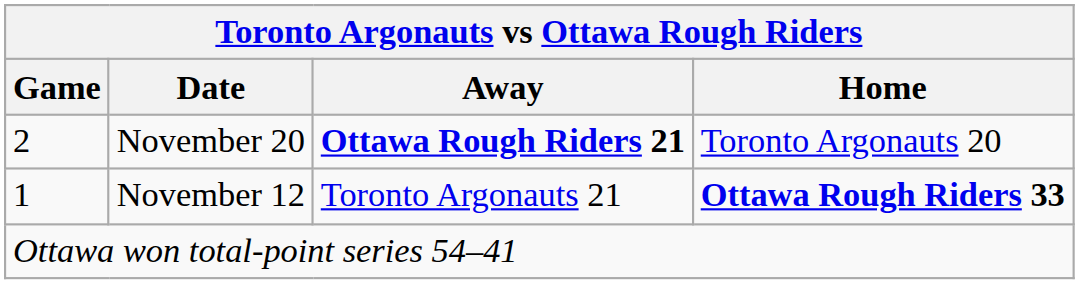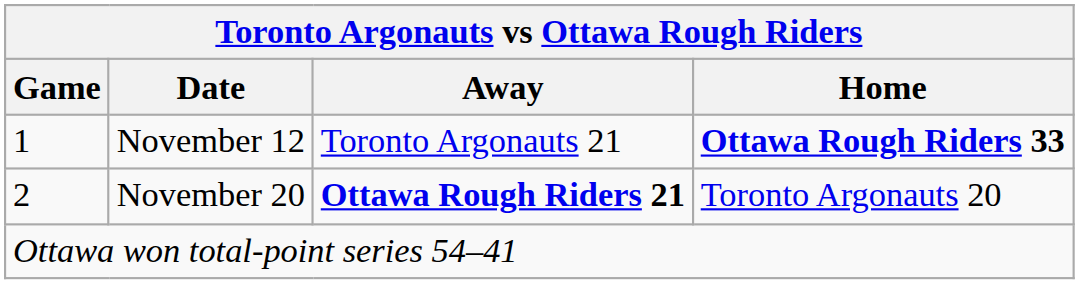rows swapped: (211, 195) <-> (211, 140)
